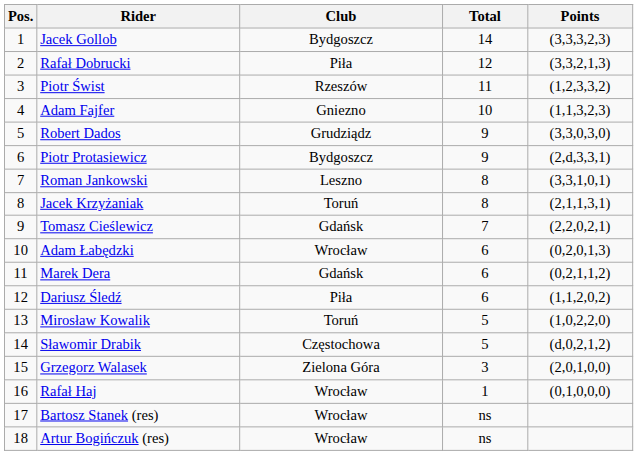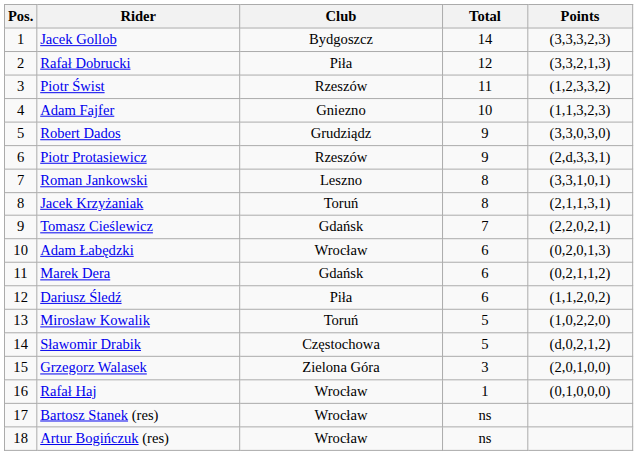(341, 156) Bydgoszcz -> (341, 156) Rzeszów
